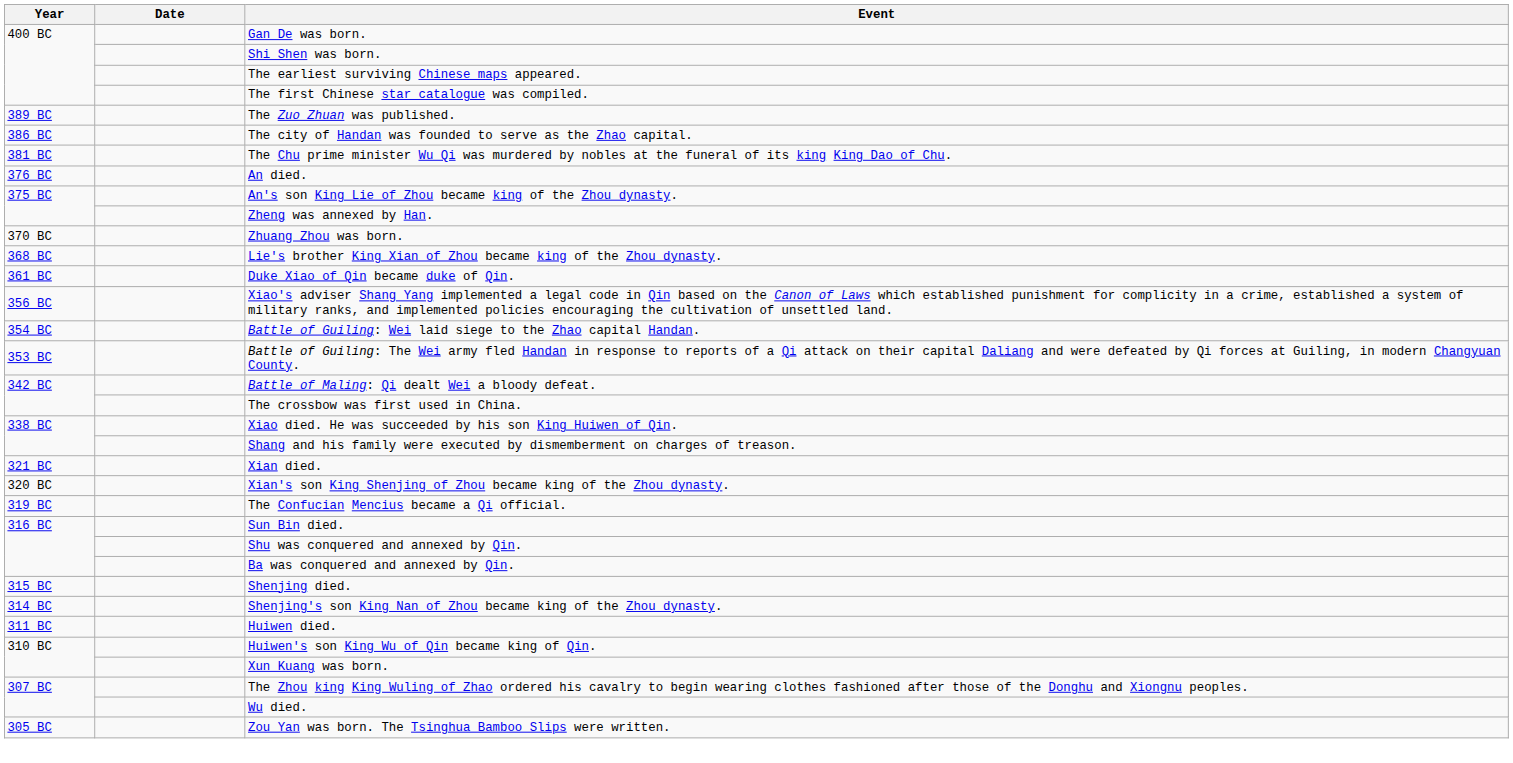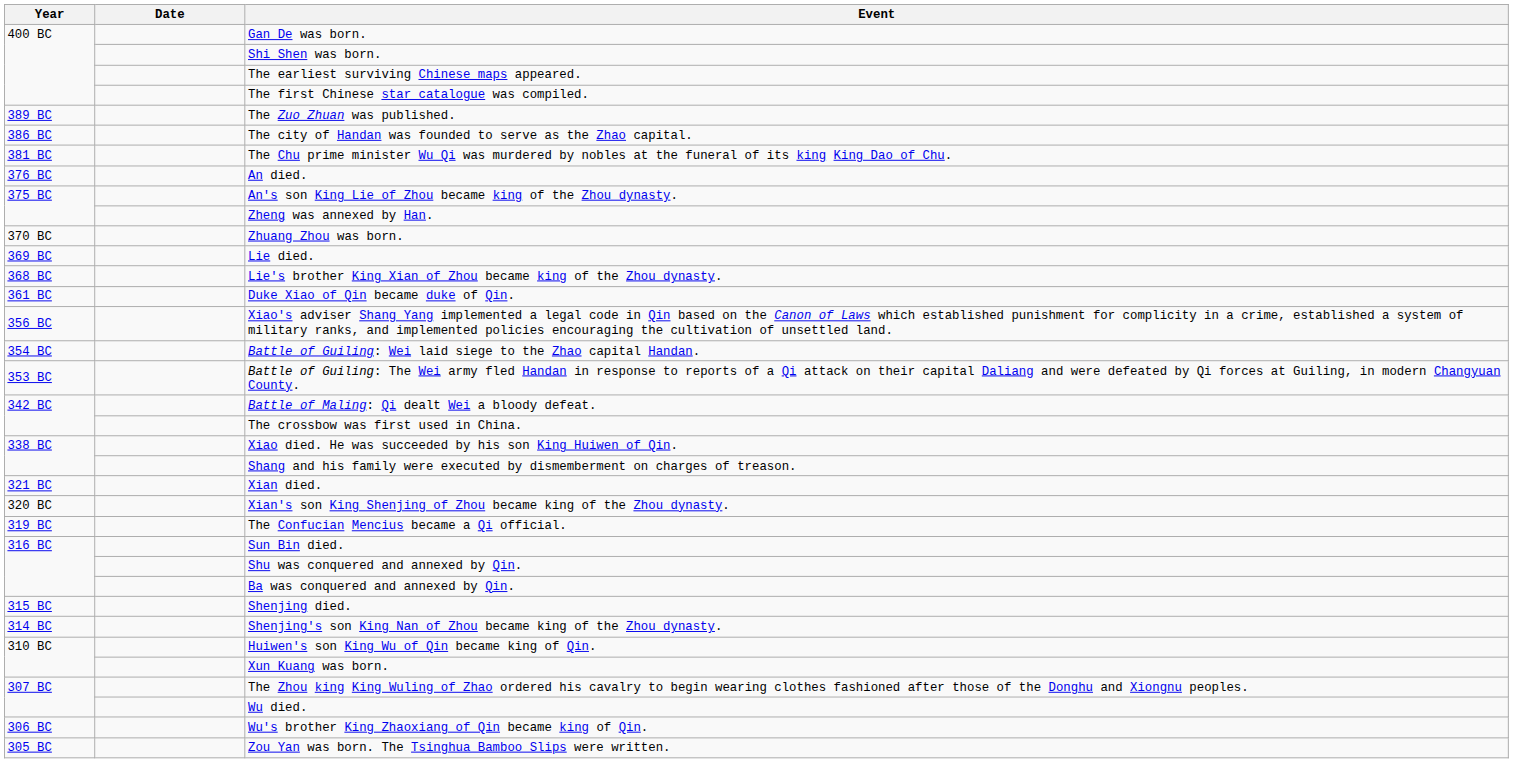+ row: (281, 256)
- row: (292, 627)
+ row: (448, 727)
